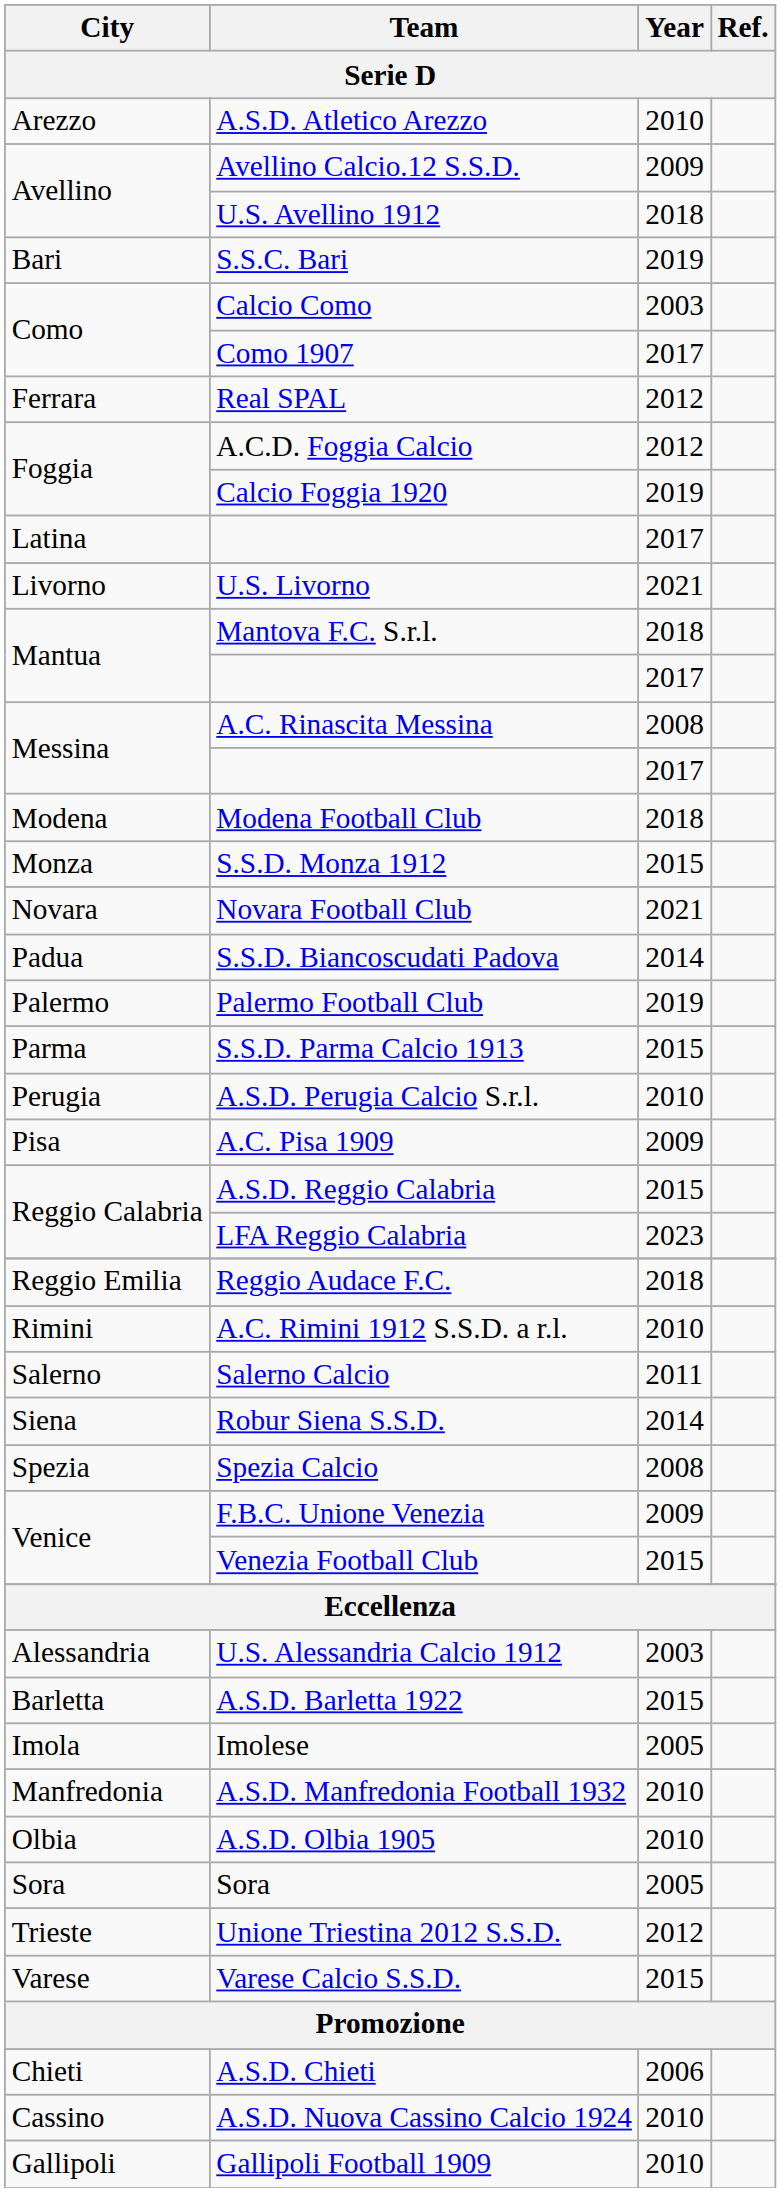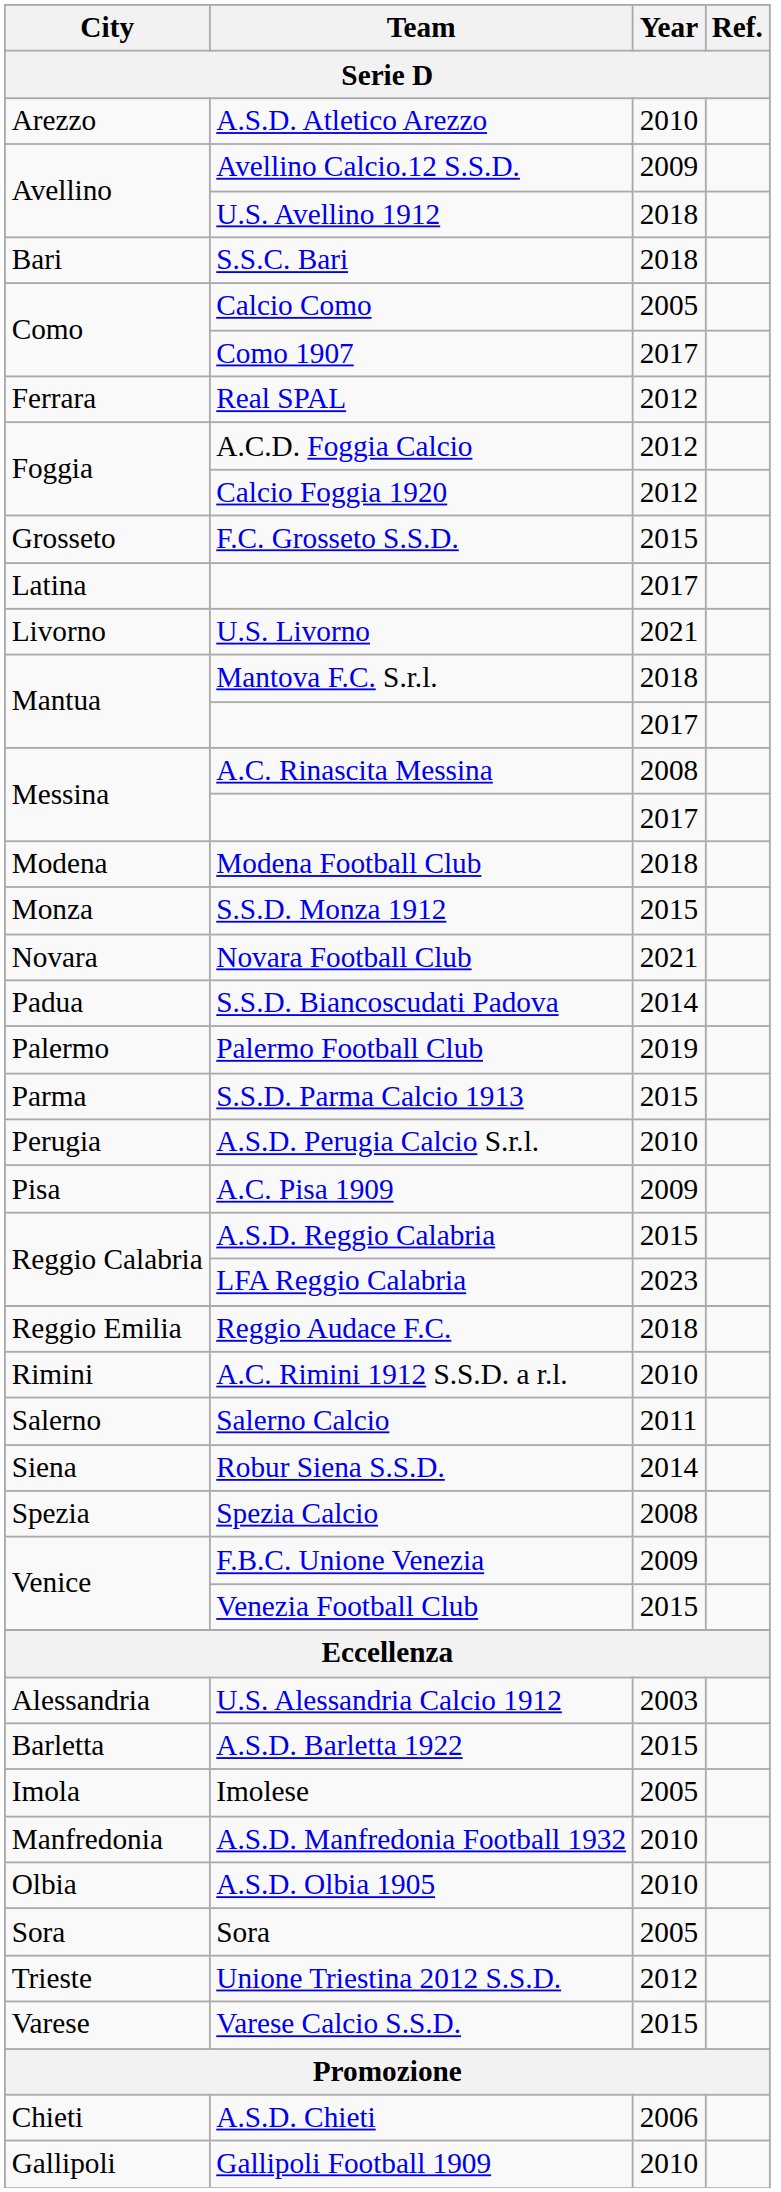(675, 259) 2019 -> (669, 259) 2018
(675, 306) 2003 -> (669, 306) 2005
(675, 492) 2019 -> (669, 492) 2012
+ row: (64, 538)
- row: (58, 2117)
